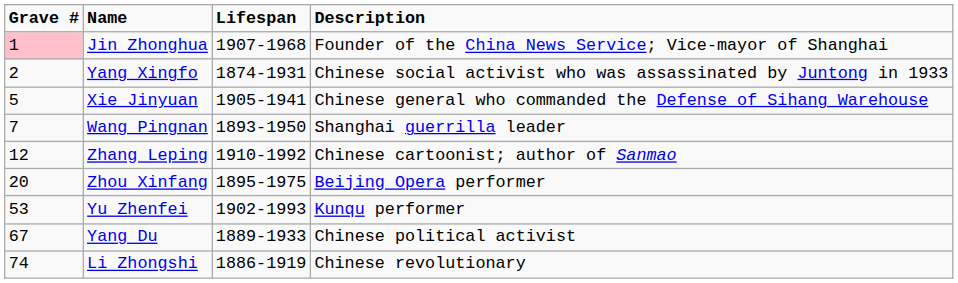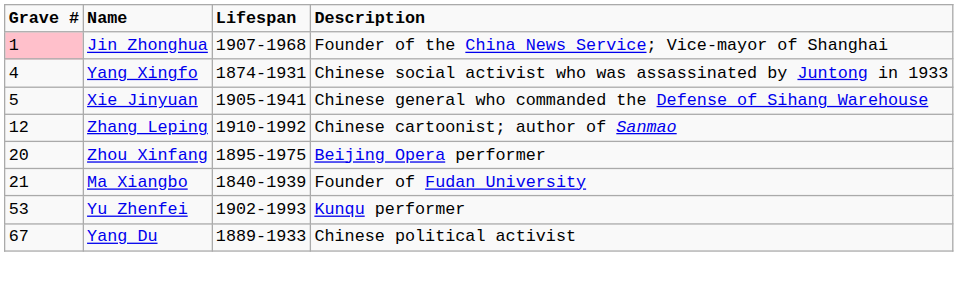(14, 73) 2 -> (14, 73) 4
- row: (147, 128)
+ row: (137, 182)
- row: (142, 264)
